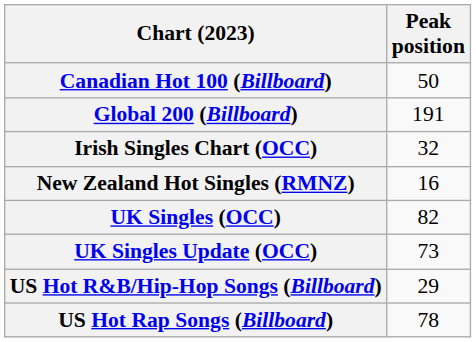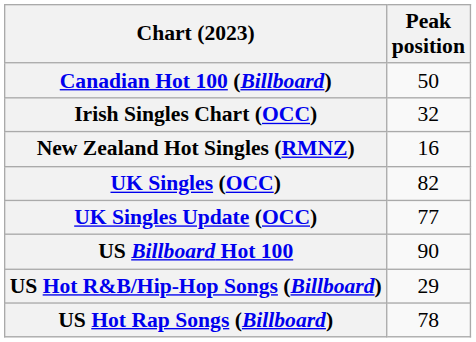- row: (196, 114)
(428, 251) 73 -> (428, 217) 77
+ row: (196, 251)
